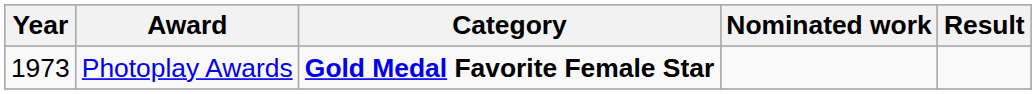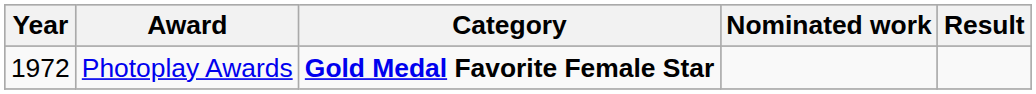(40, 67) 1973 -> (40, 67) 1972
